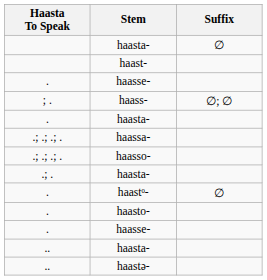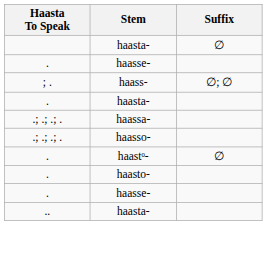- row: (47, 64)
- row: (47, 174)
- row: (47, 266)
